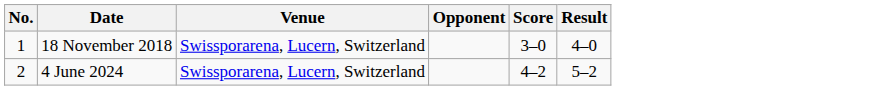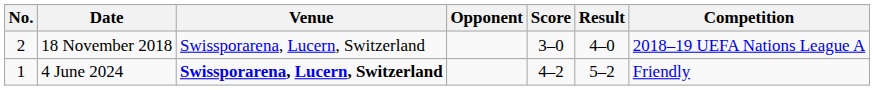+ column: (749, 17)
(21, 44) 1 -> (21, 44) 2
(21, 71) 2 -> (21, 71) 1
(302, 71) normal -> (311, 71) bold
